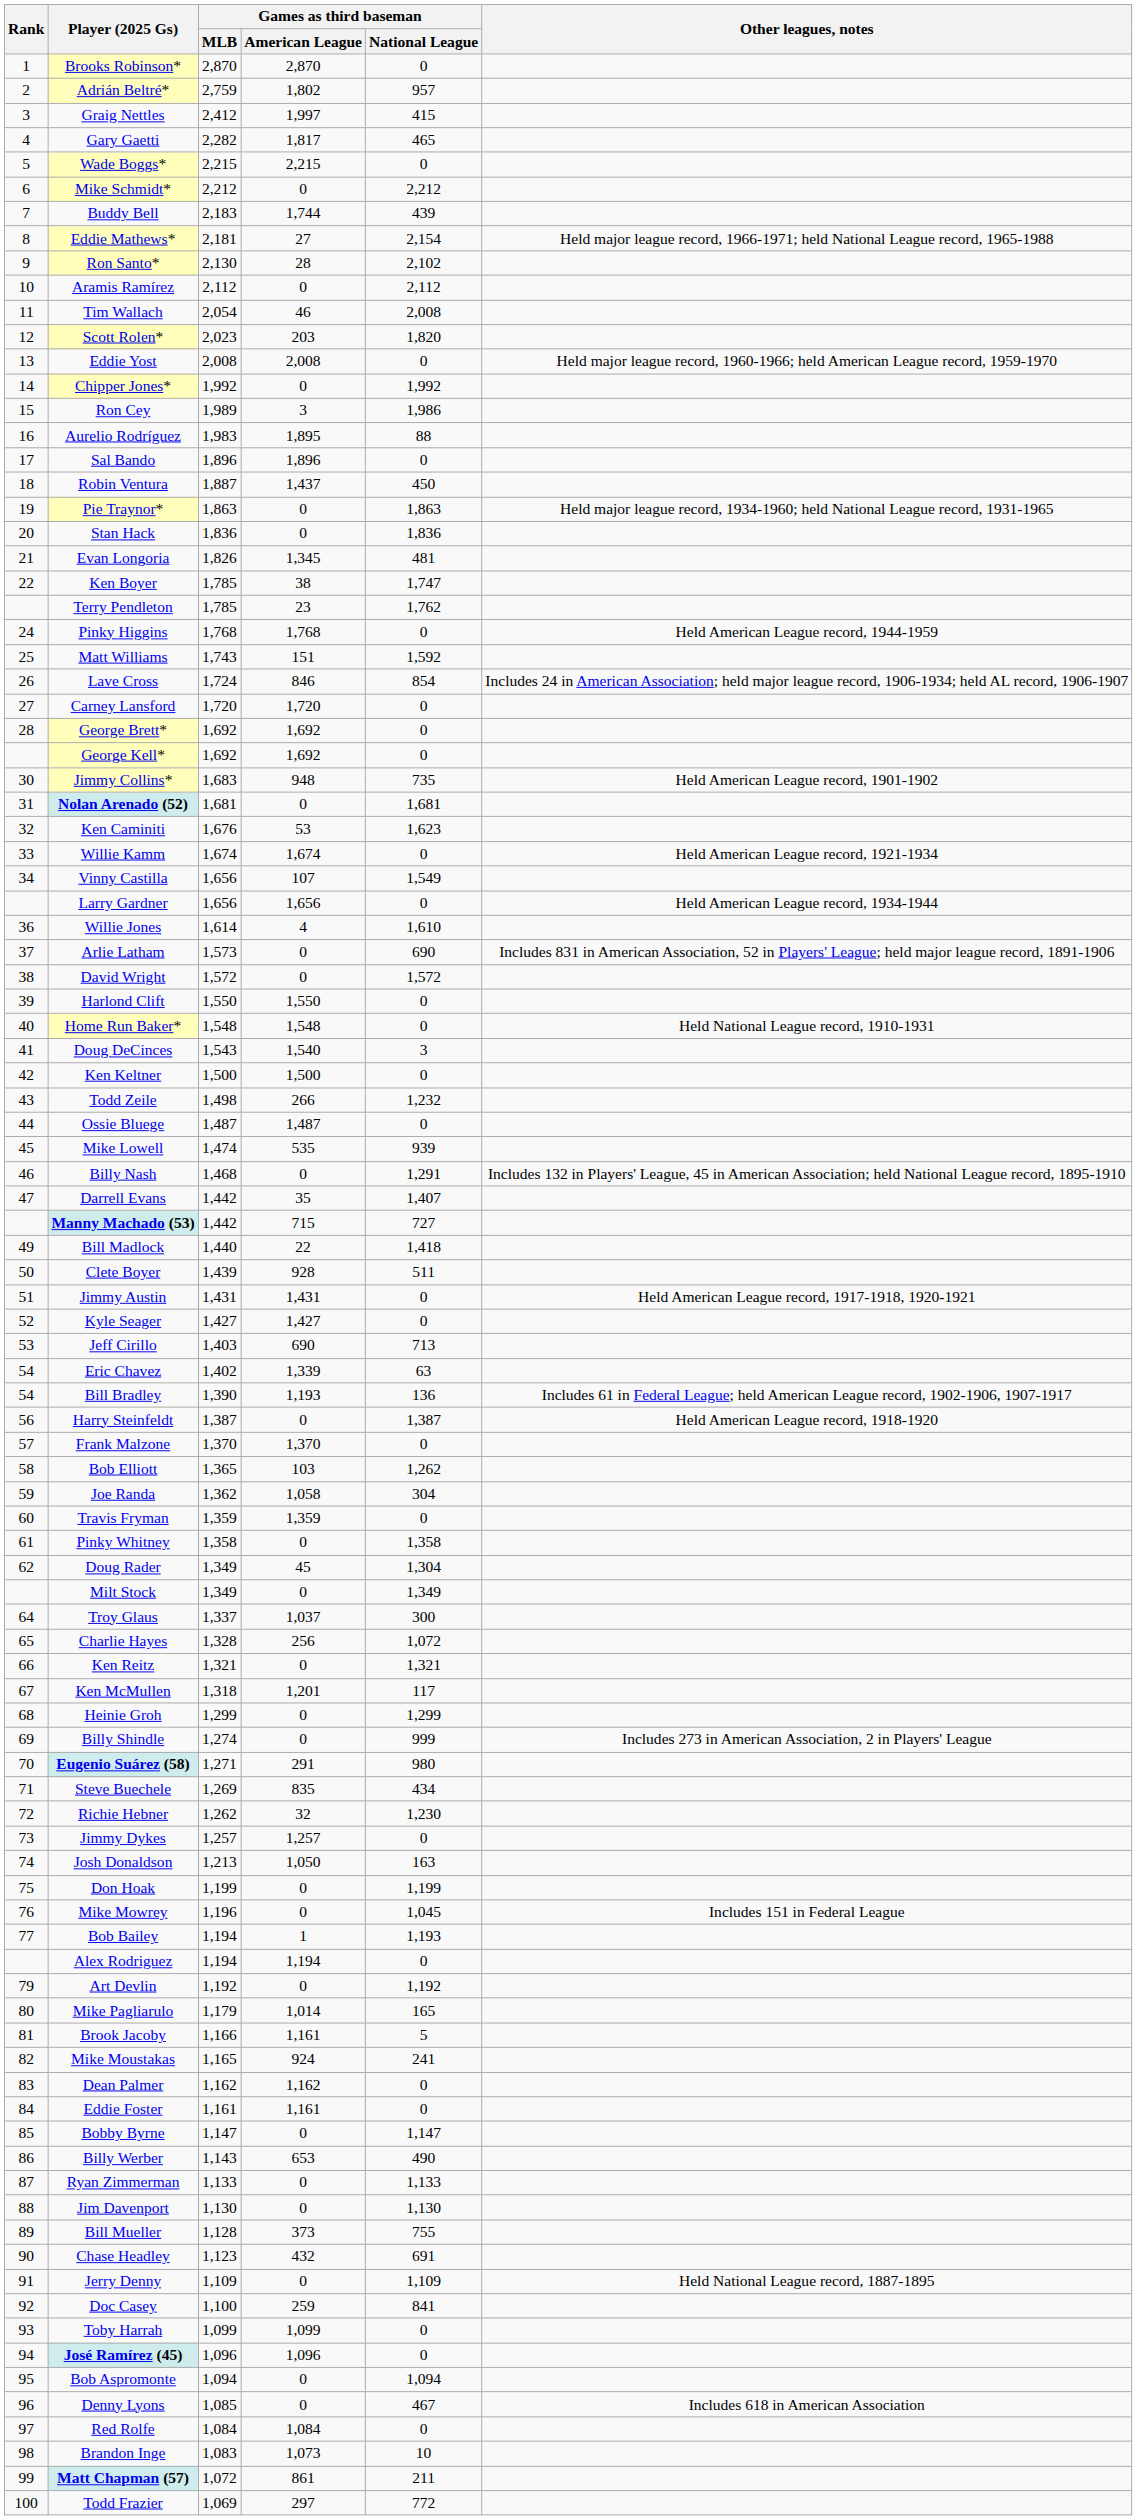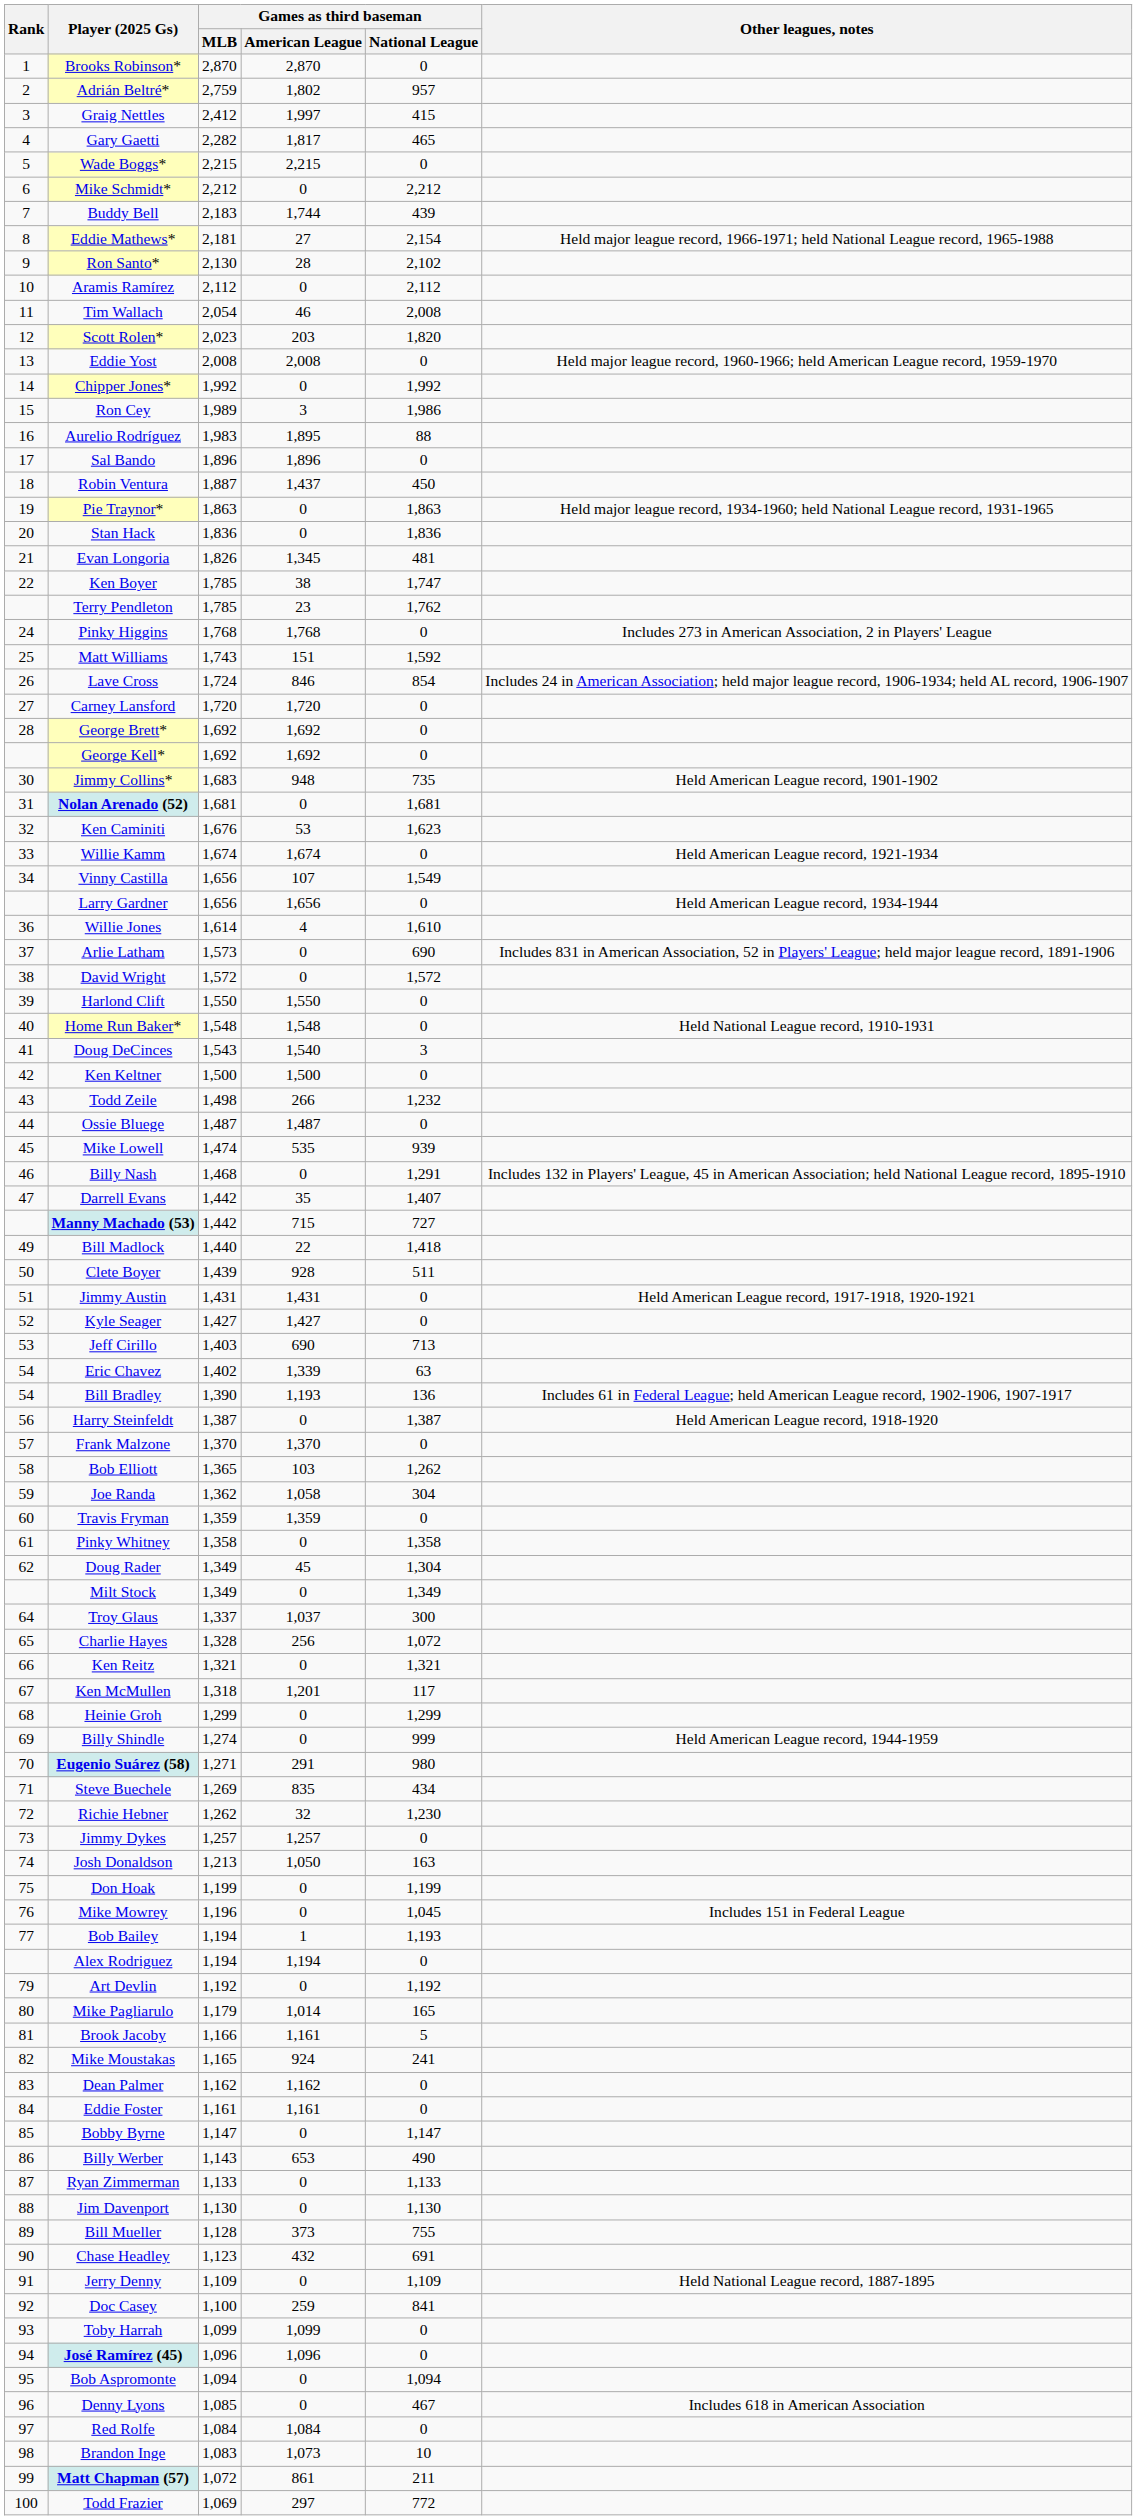(807, 632) Held American League record, 1944-1959 -> (807, 632) Includes 273 in American Association, 2 in Players' League
(807, 1739) Includes 273 in American Association, 2 in Players' League -> (807, 1739) Held American League record, 1944-1959
